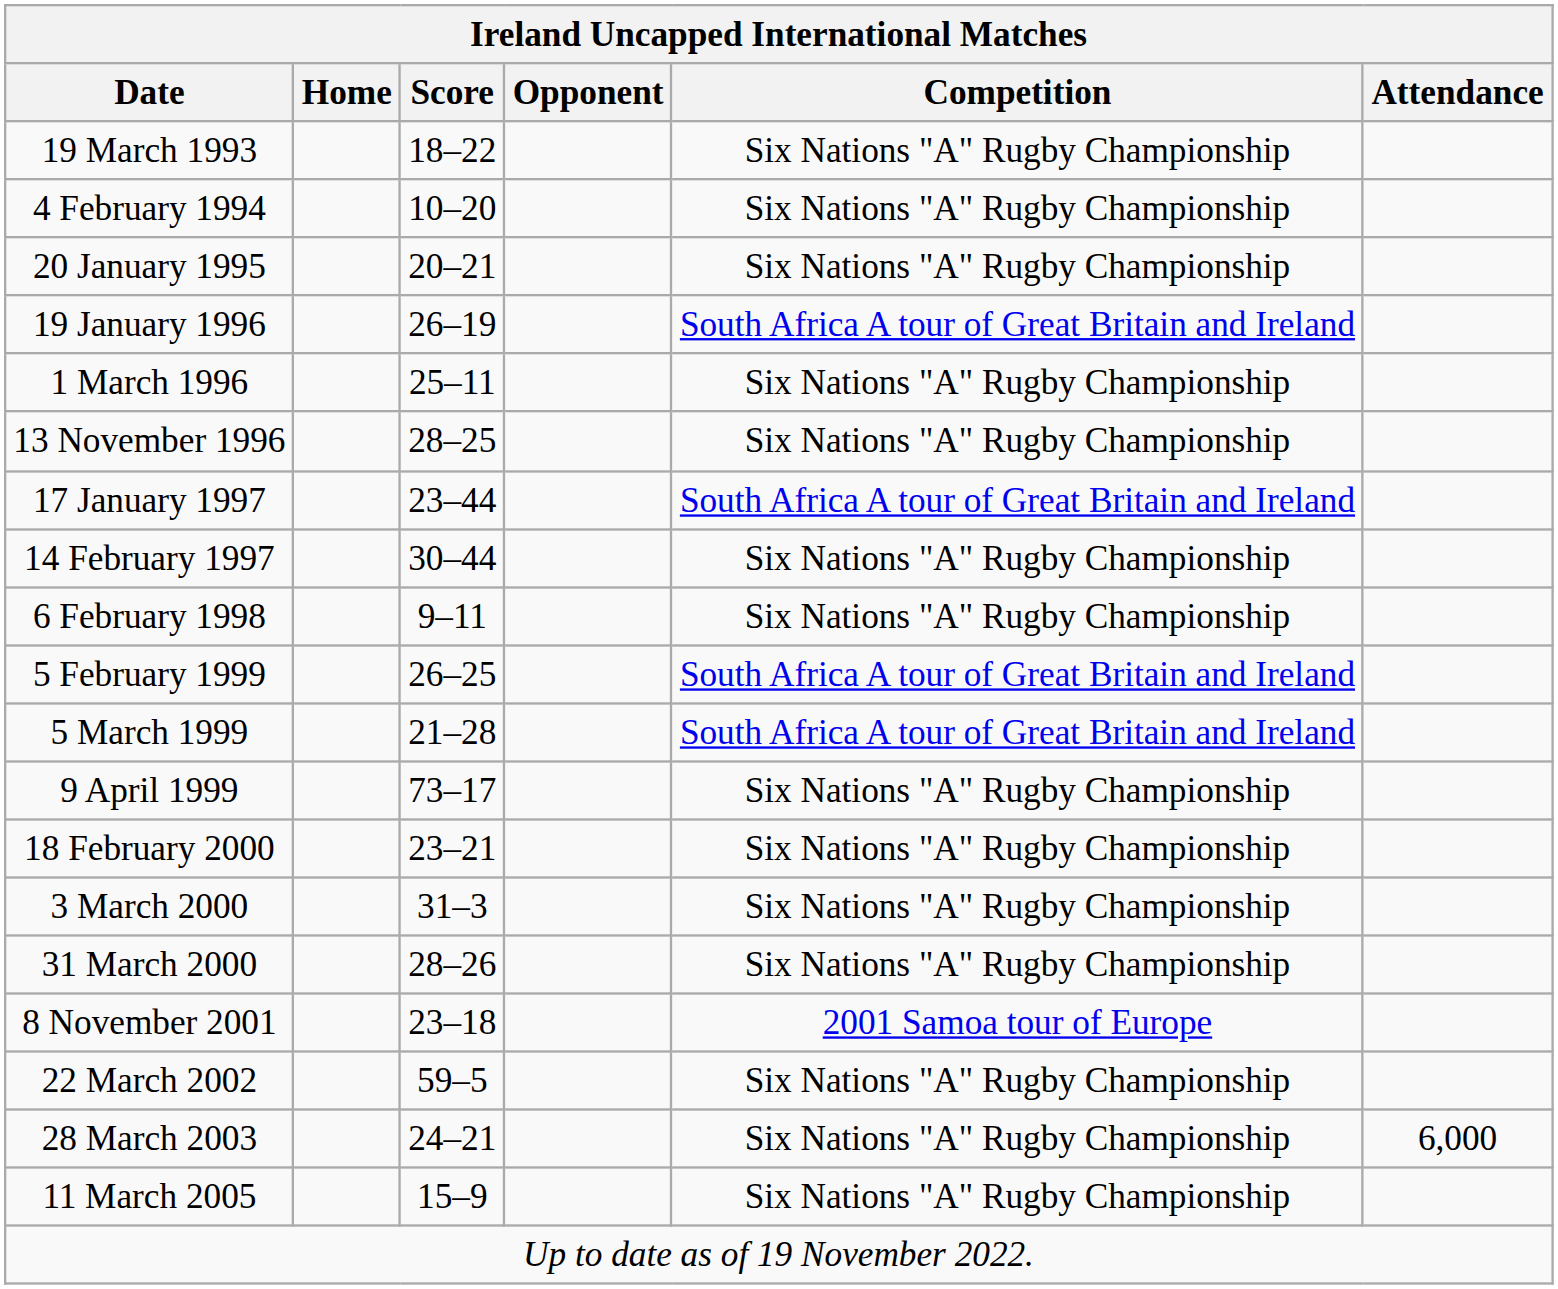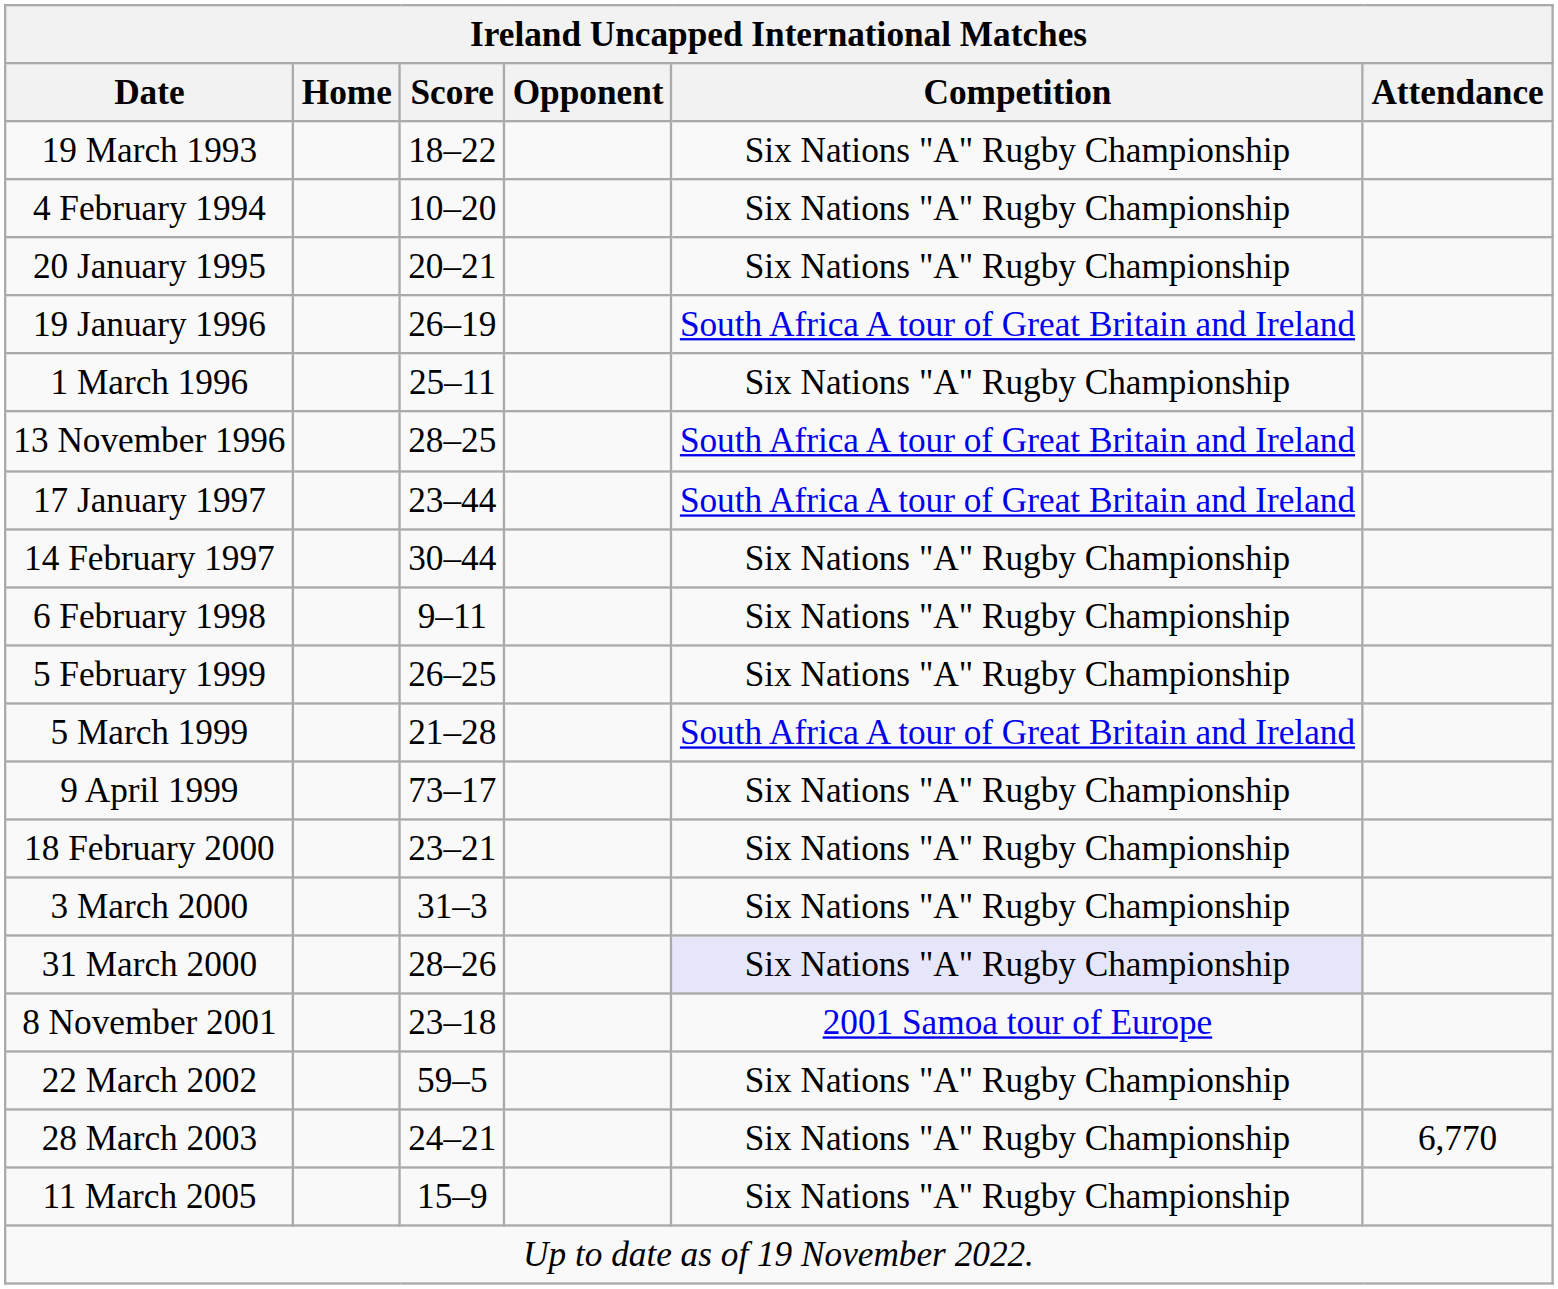(1017, 440) Six Nations "A" Rugby Championship -> (1017, 440) South Africa A tour of Great Britain and Ireland
(1017, 673) South Africa A tour of Great Britain and Ireland -> (1017, 673) Six Nations "A" Rugby Championship
(1017, 964) no background -> (1017, 964) lavender background
(1458, 1138) 6,000 -> (1458, 1138) 6,770
